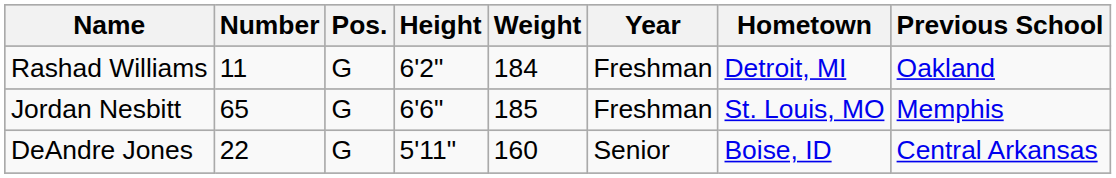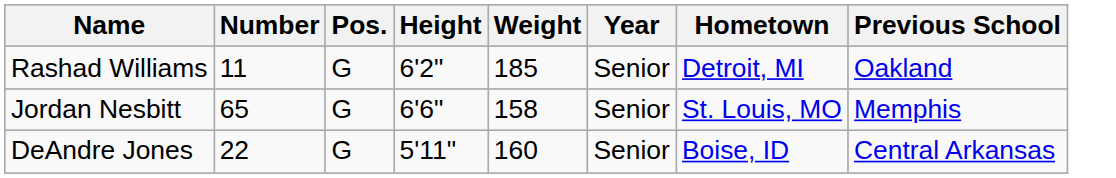(516, 67) 184 -> (516, 67) 185
(653, 67) Freshman -> (632, 67) Senior
(516, 109) 185 -> (516, 109) 158
(653, 109) Freshman -> (632, 109) Senior
